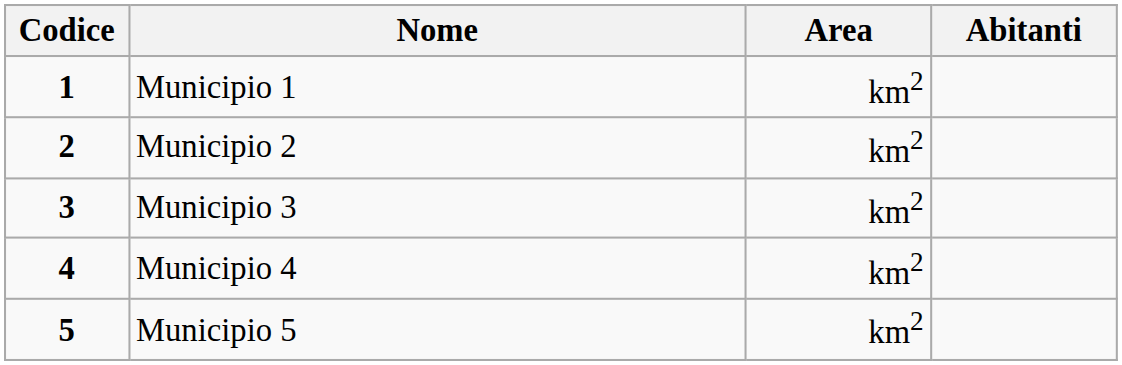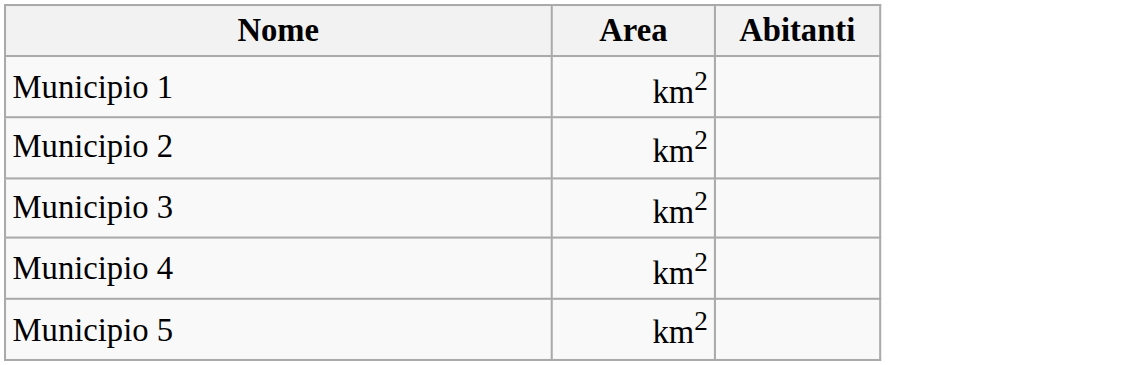- column: (67, 30)
